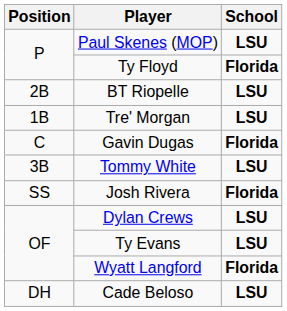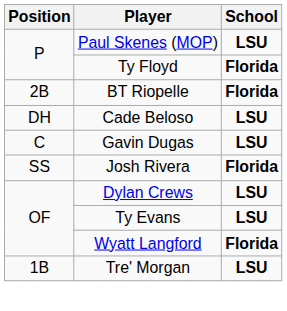(252, 92) LSU -> (252, 92) Florida
rows swapped: (148, 117) <-> (148, 293)
(252, 142) Florida -> (252, 142) LSU
- row: (148, 167)
